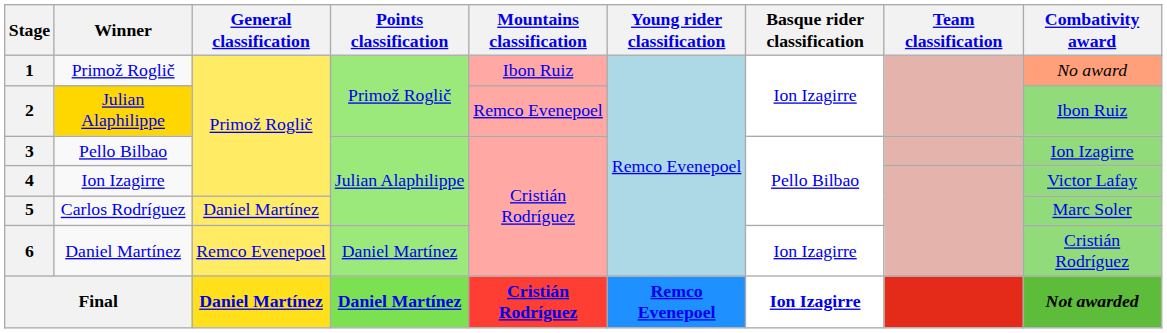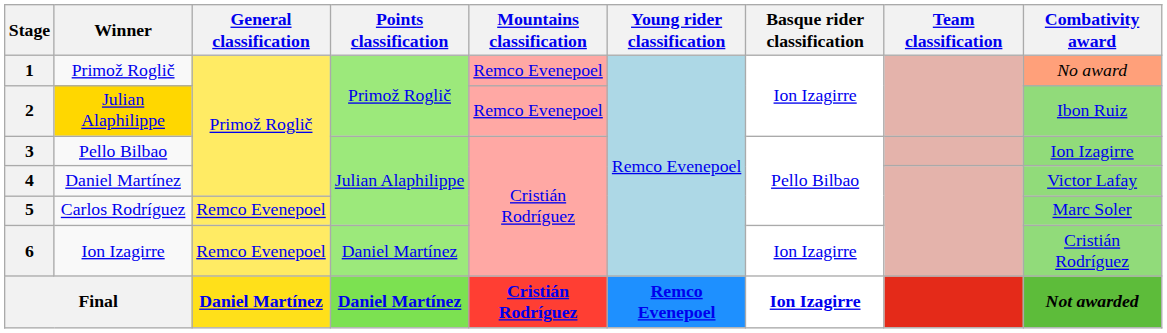(538, 70) Ibon Ruiz -> (538, 70) Remco Evenepoel
(123, 180) Ion Izagirre -> (123, 180) Daniel Martínez
(261, 210) Daniel Martínez -> (261, 210) Remco Evenepoel
(123, 250) Daniel Martínez -> (123, 250) Ion Izagirre
